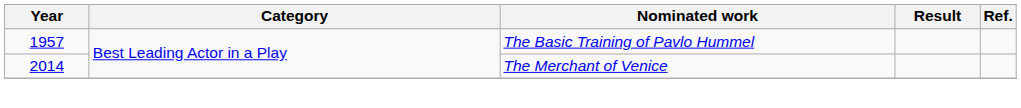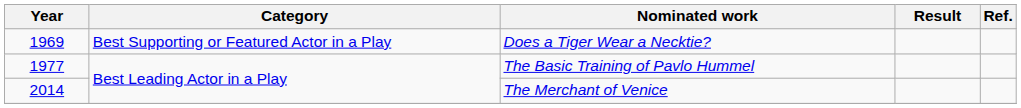+ row: (607, 41)
(47, 41) 1957 -> (47, 66) 1977
